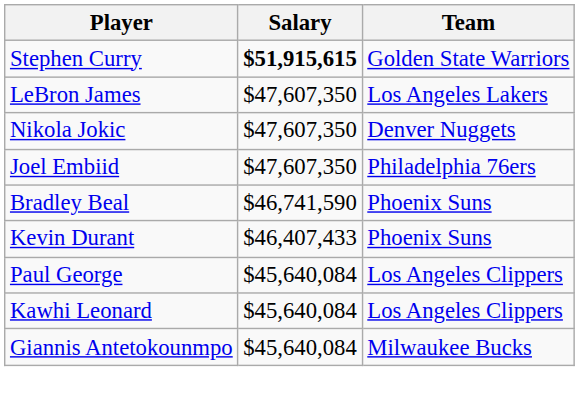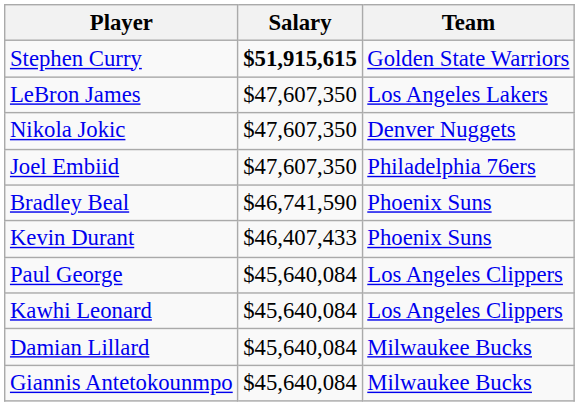+ row: (80, 346)
